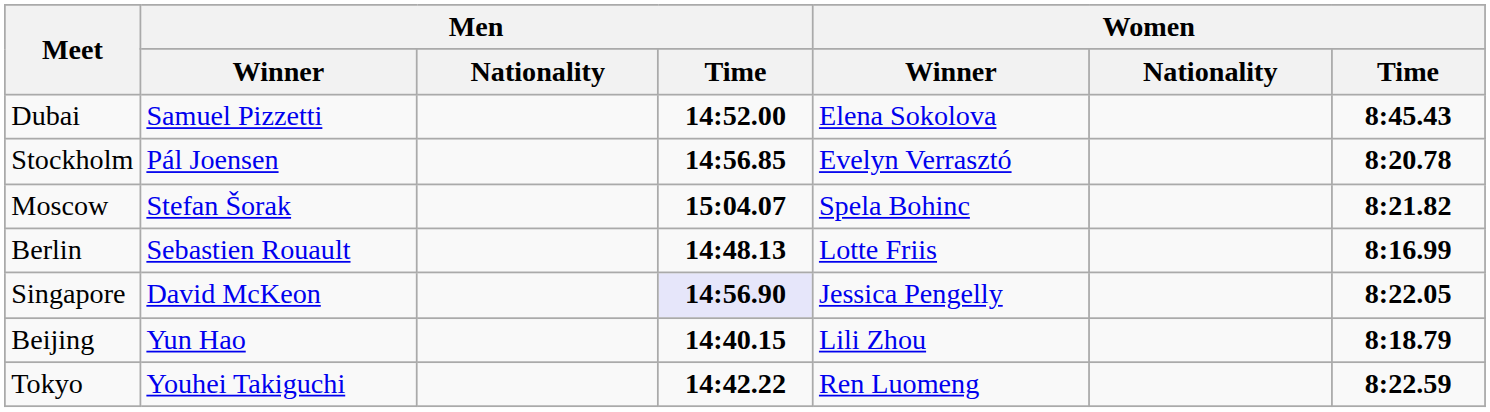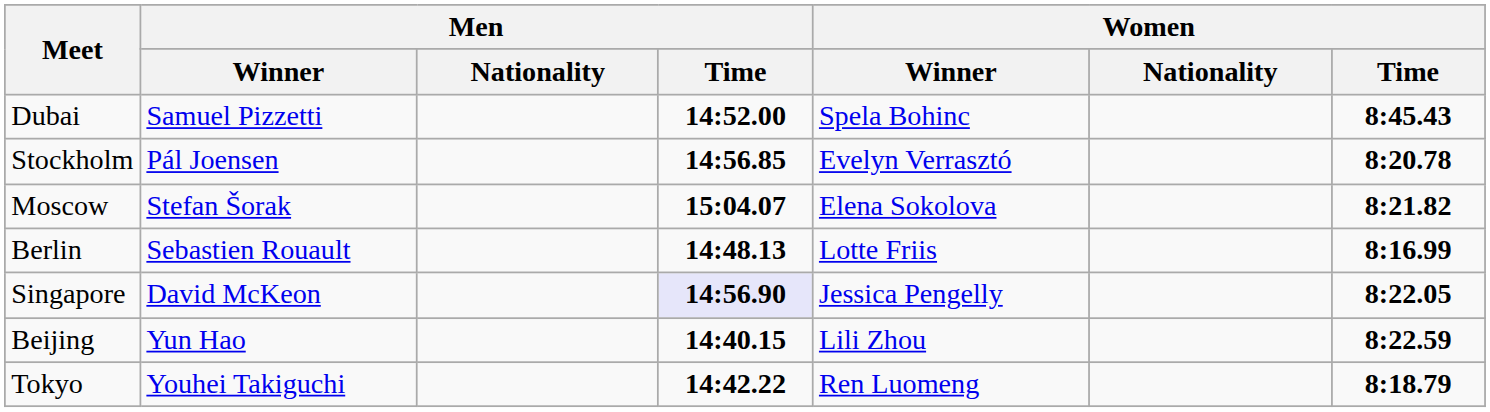(908, 116) Elena Sokolova -> (894, 116) Spela Bohinc
(894, 205) Spela Bohinc -> (908, 205) Elena Sokolova
(1408, 339) 8:18.79 -> (1408, 339) 8:22.59
(1408, 384) 8:22.59 -> (1408, 384) 8:18.79
